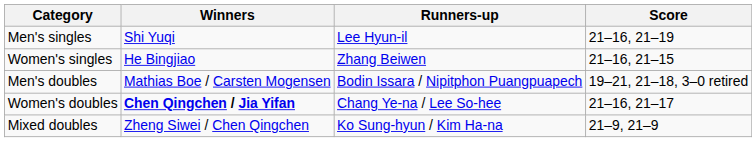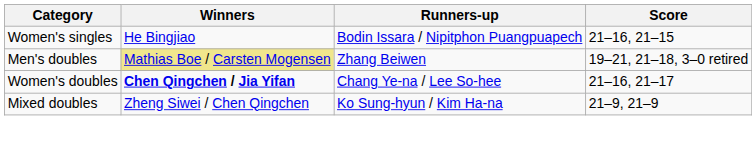- row: (50, 37)
(382, 59) Zhang Beiwen -> (460, 37) Bodin Issara / Nipitphon Puangpuapech
(227, 81) no background -> (227, 59) khaki background
(460, 81) Bodin Issara / Nipitphon Puangpuapech -> (382, 59) Zhang Beiwen
